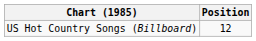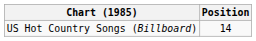(226, 29) 12 -> (226, 29) 14
